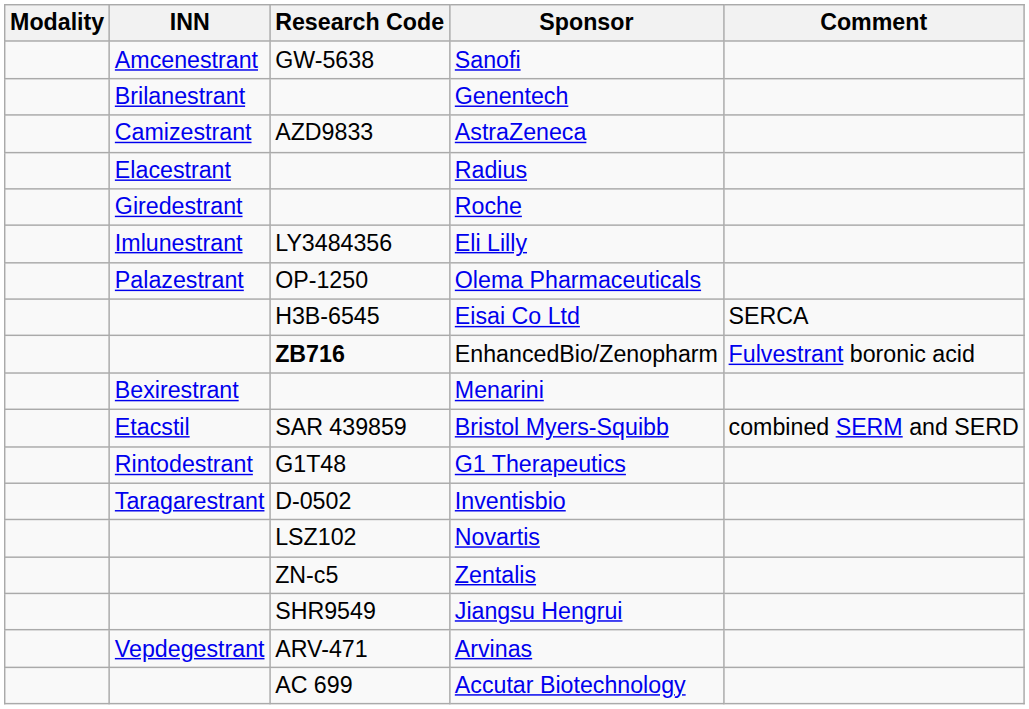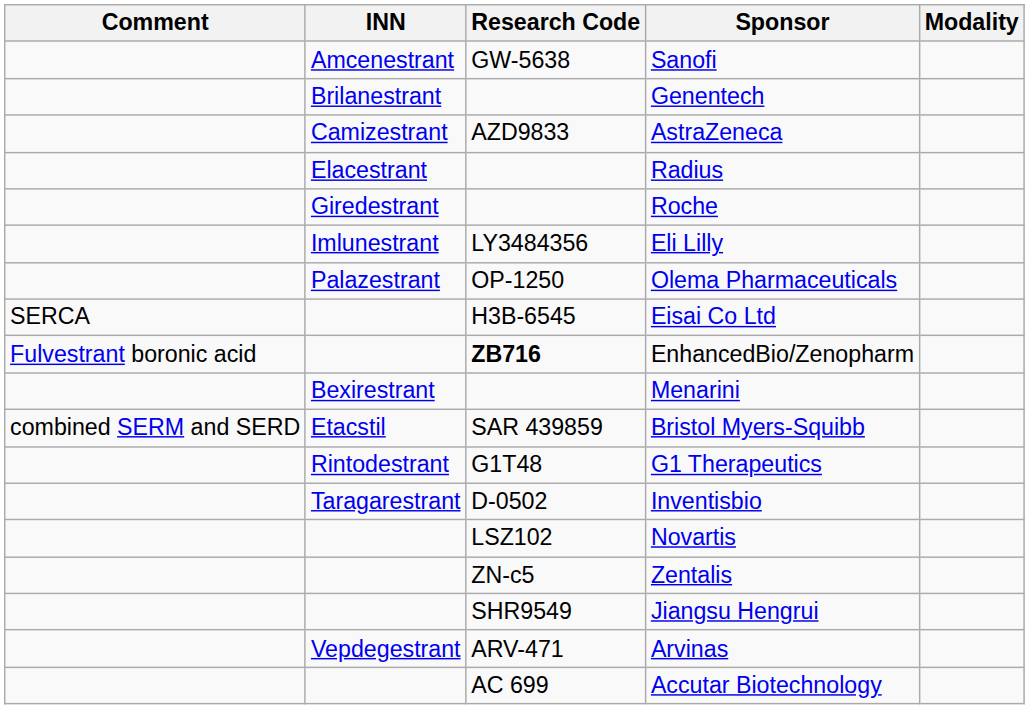columns swapped: (57, 22) <-> (874, 22)
